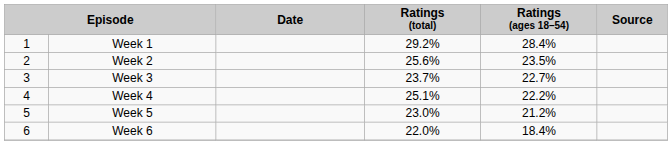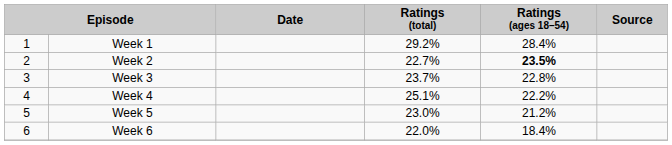(423, 61) 25.6% -> (423, 61) 22.7%
(539, 61) normal -> (539, 61) bold
(539, 78) 22.7% -> (539, 78) 22.8%
